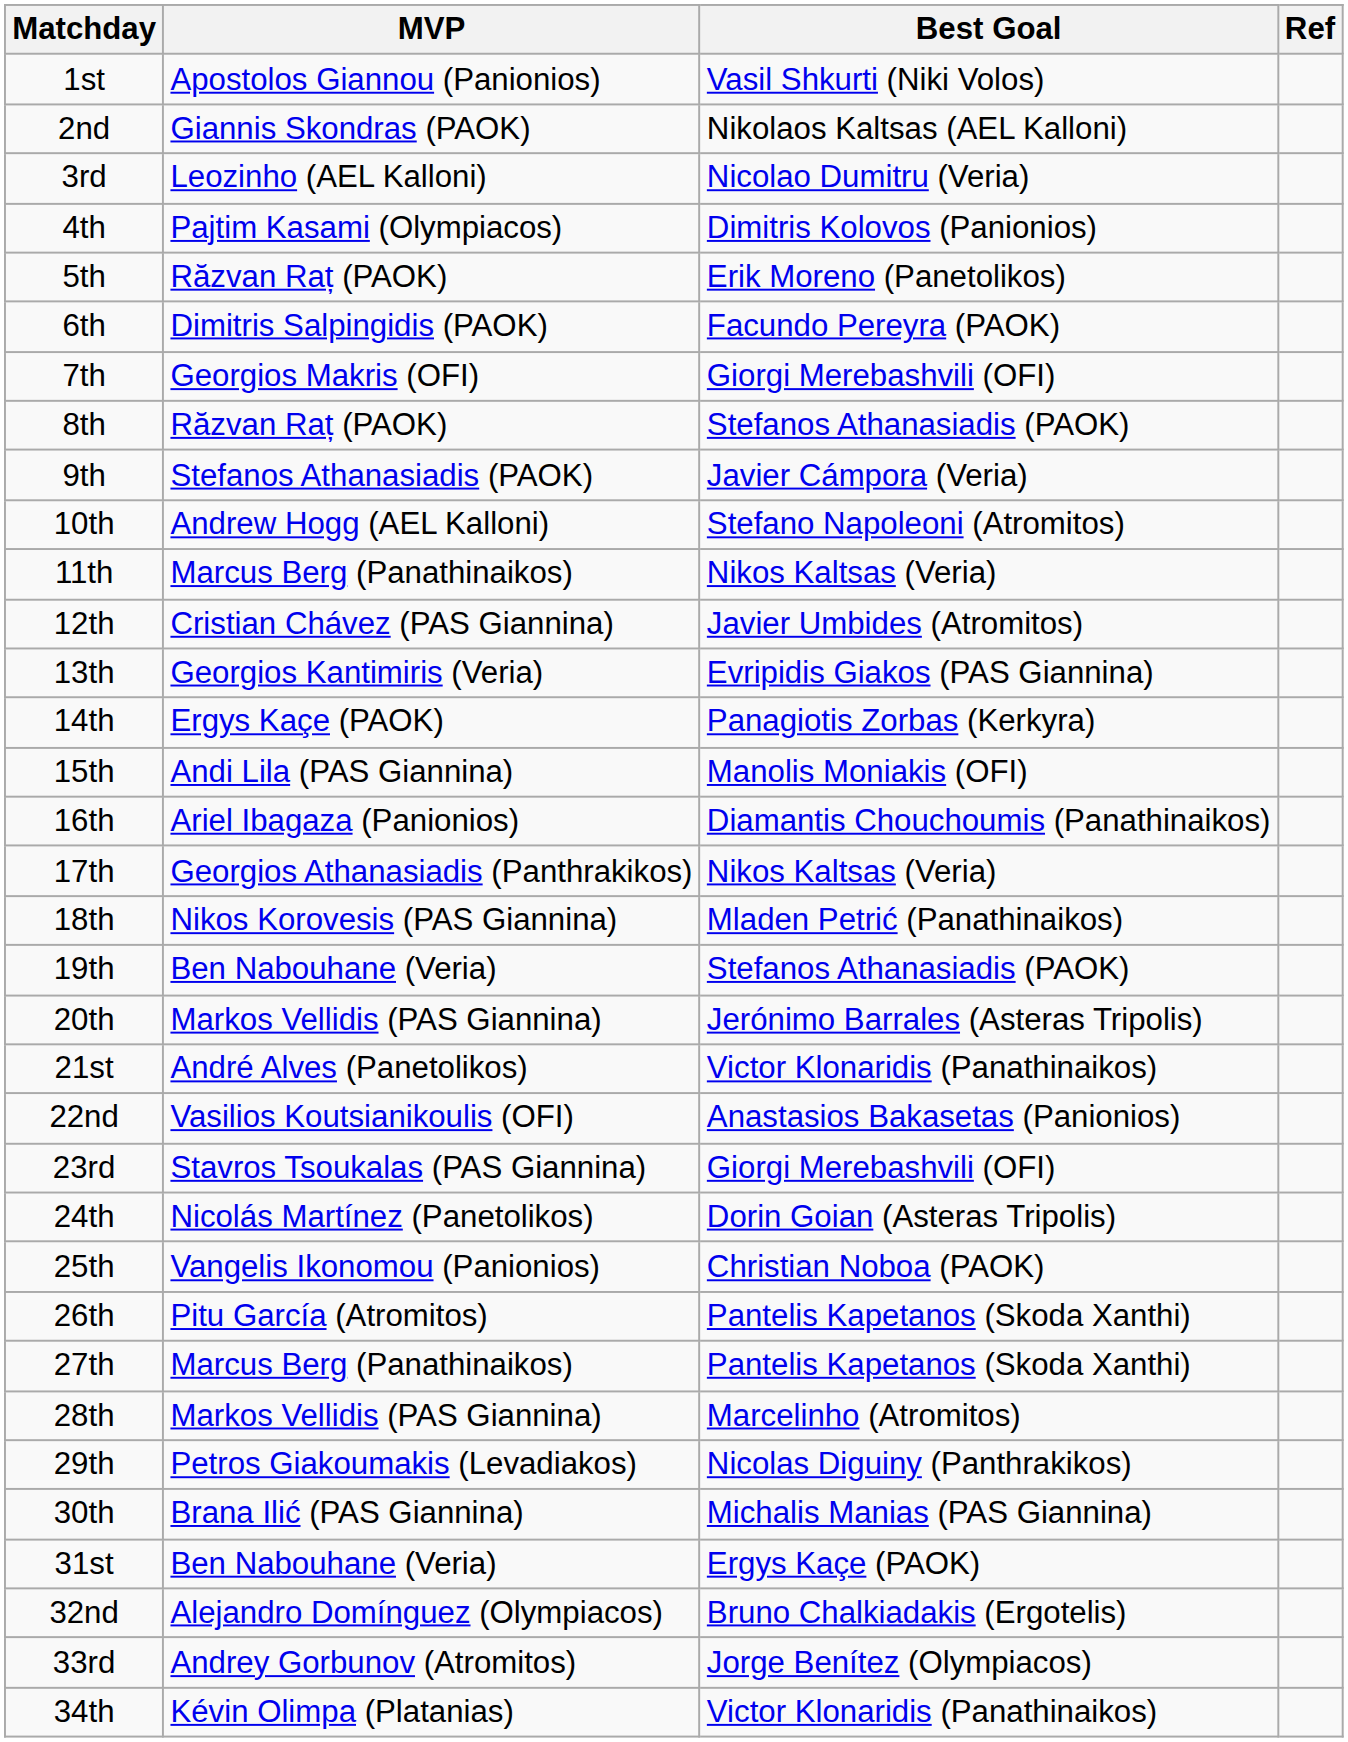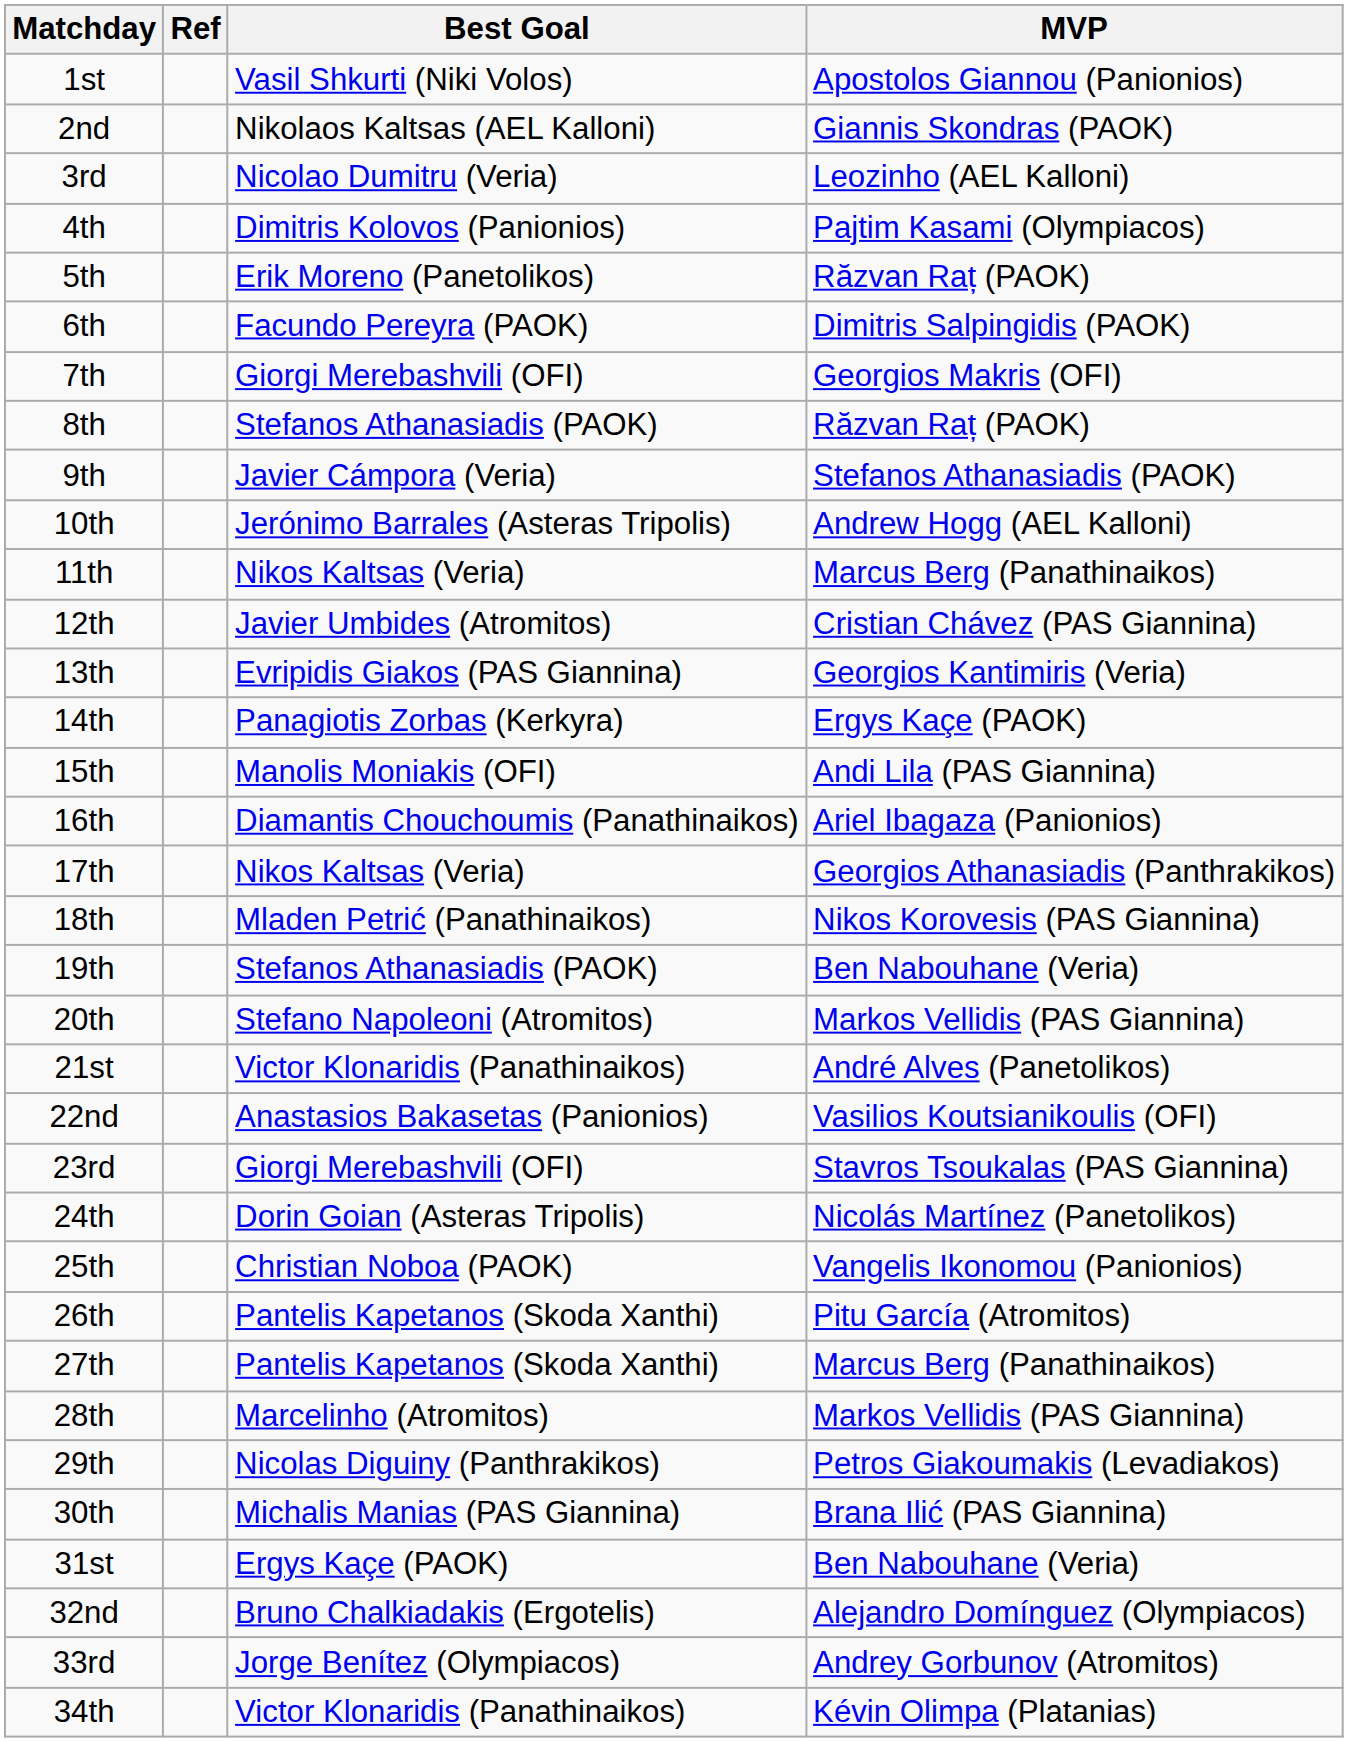columns swapped: (431, 29) <-> (1310, 29)
(916, 524) Stefano Napoleoni (Atromitos) -> (483, 524) Jerónimo Barrales (Asteras Tripolis)
(955, 1018) Jerónimo Barrales (Asteras Tripolis) -> (444, 1018) Stefano Napoleoni (Atromitos)
